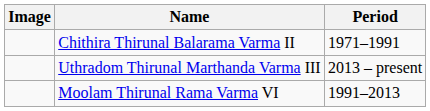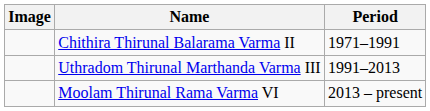(375, 67) 2013 – present -> (364, 67) 1991–2013
(364, 93) 1991–2013 -> (375, 93) 2013 – present
